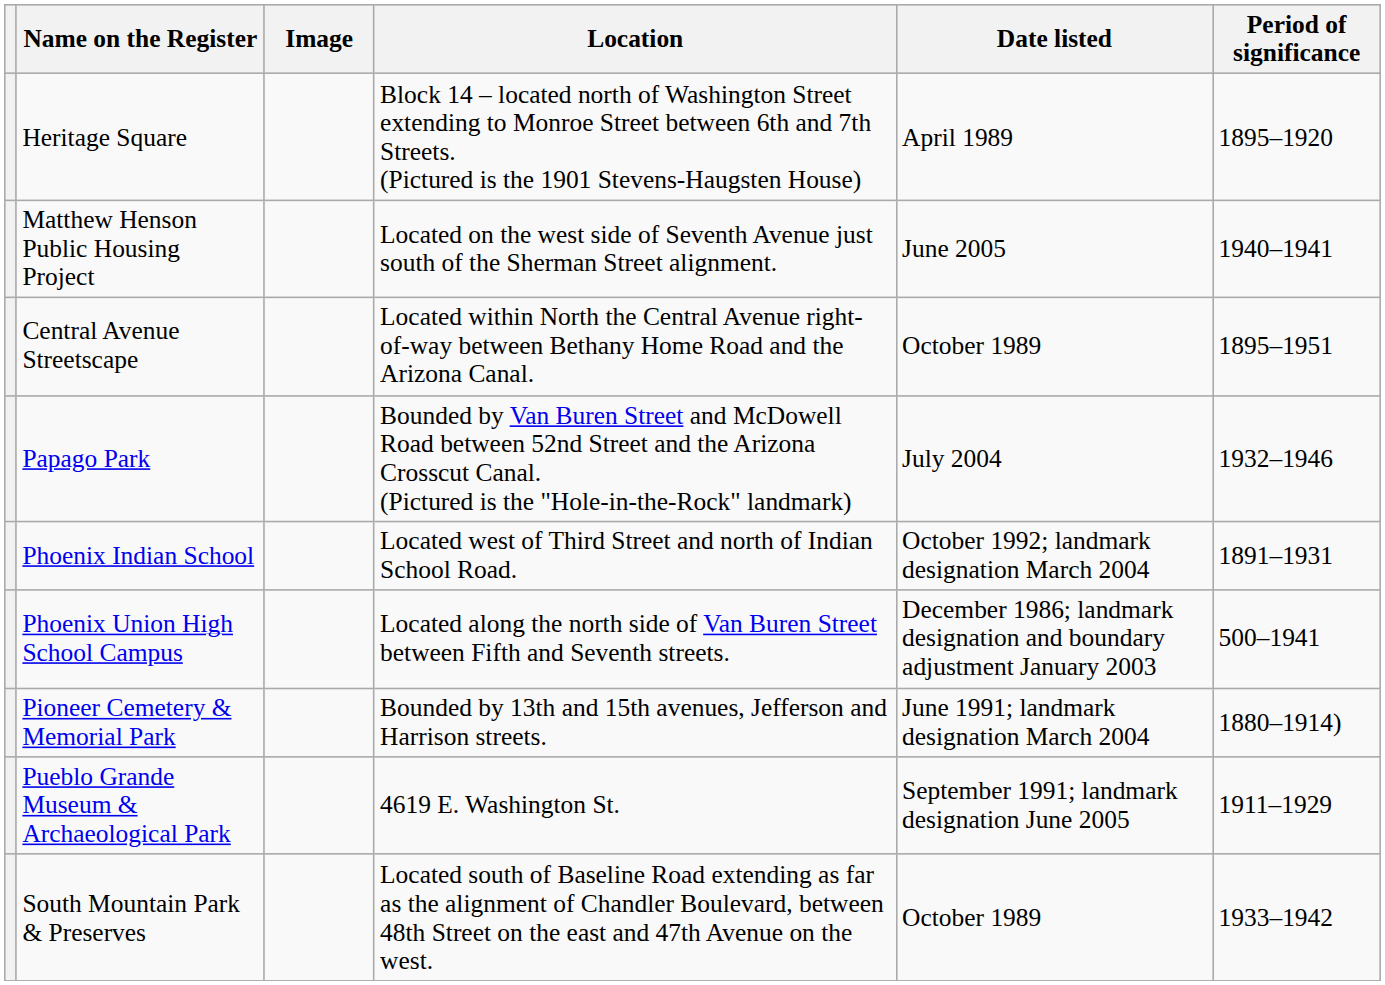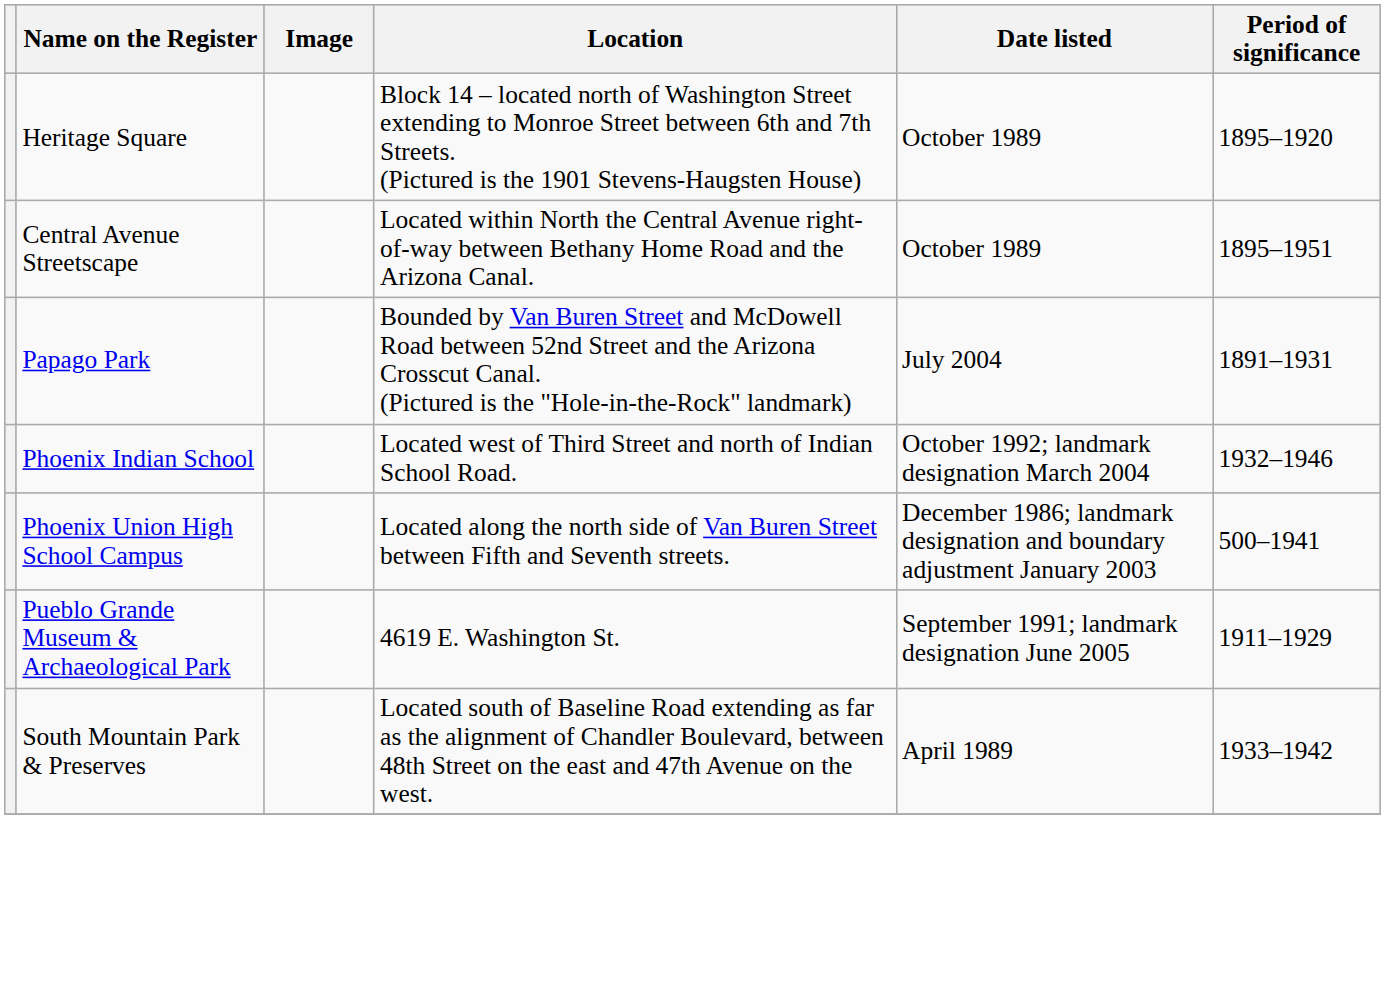(958, 136) April 1989 -> (972, 136) October 1989
- row: (110, 248)
(1276, 457) 1932–1946 -> (1276, 360) 1891–1931
(1276, 555) 1891–1931 -> (1276, 457) 1932–1946
- row: (127, 722)
(972, 917) October 1989 -> (958, 750) April 1989
